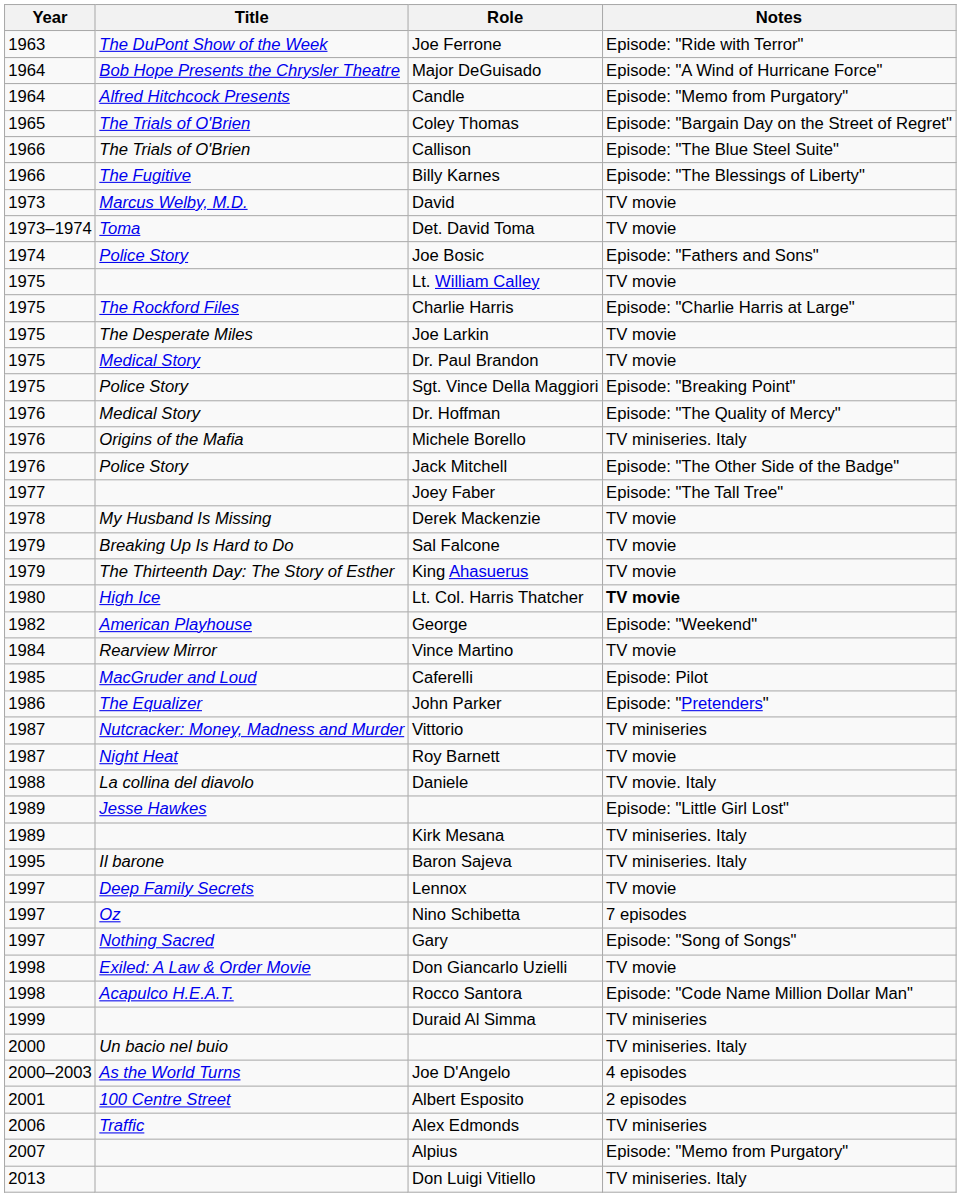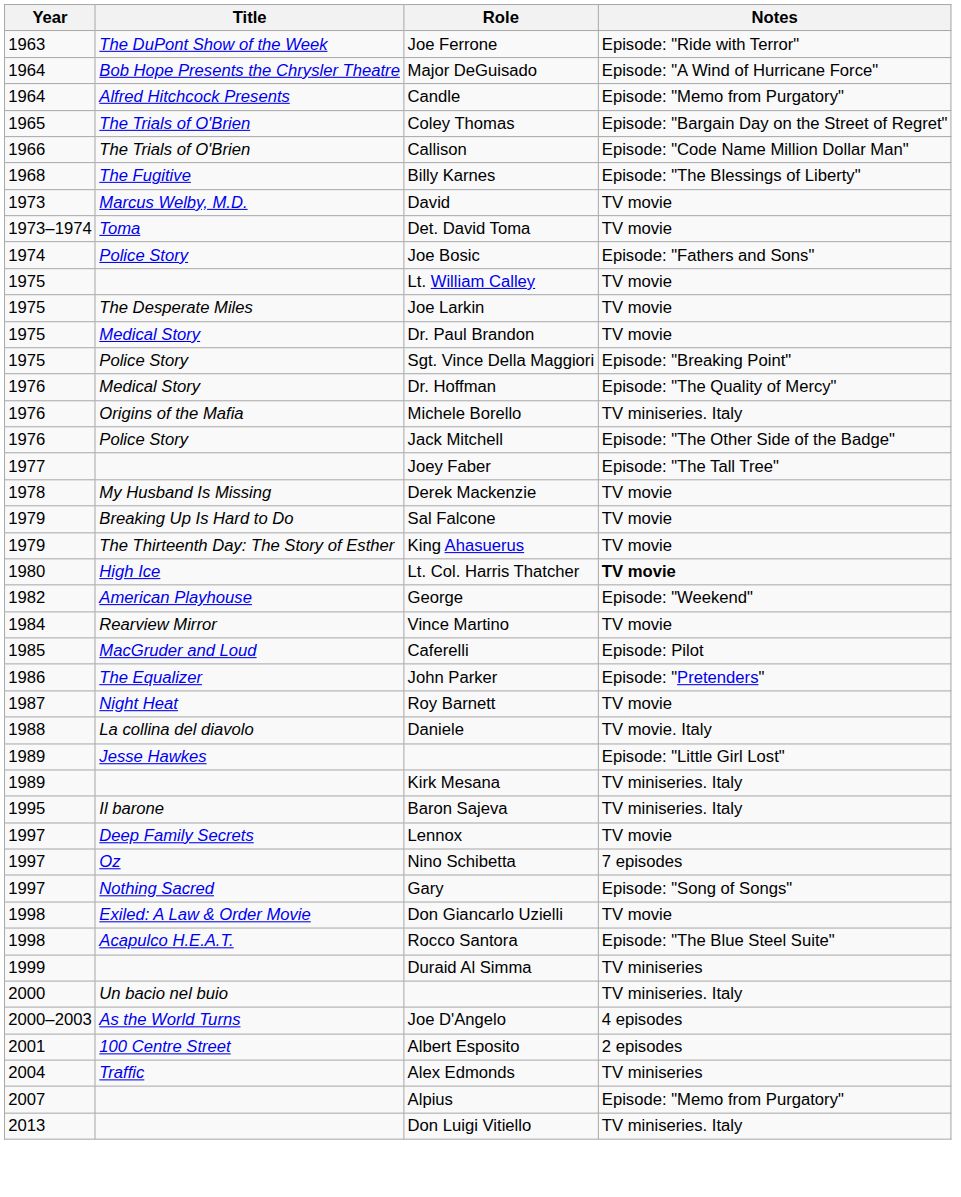(723, 149) Episode: "The Blue Steel Suite" -> (755, 149) Episode: "Code Name Million Dollar Man"
(27, 176) 1966 -> (27, 176) 1968
- row: (169, 307)
- row: (252, 730)
(760, 994) Episode: "Code Name Million Dollar Man" -> (718, 941) Episode: "The Blue Steel Suite"
(27, 1126) 2006 -> (27, 1073) 2004
